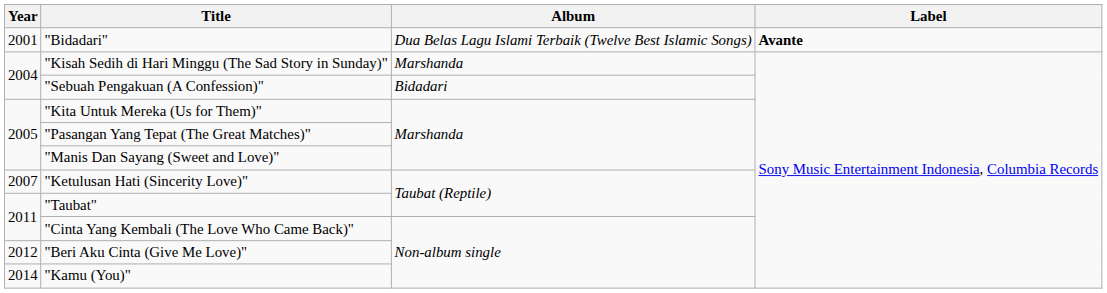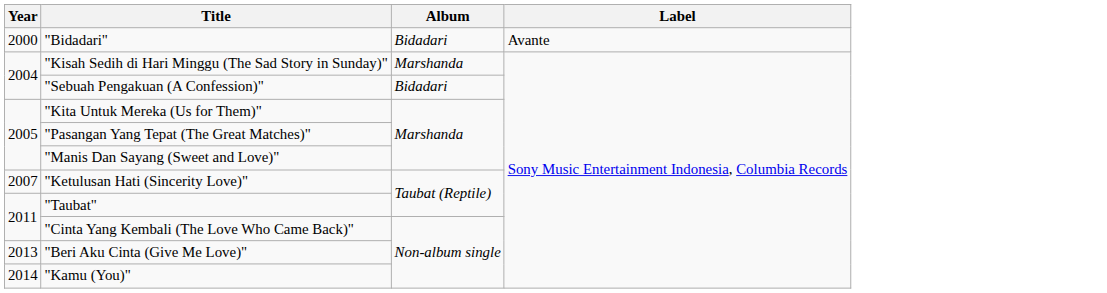(23, 39) 2001 -> (23, 39) 2000
(573, 39) Dua Belas Lagu Islami Terbaik (Twelve Best Islamic Songs) -> (421, 39) Bidadari
(781, 39) bold -> (529, 39) normal
(23, 252) 2012 -> (23, 252) 2013
